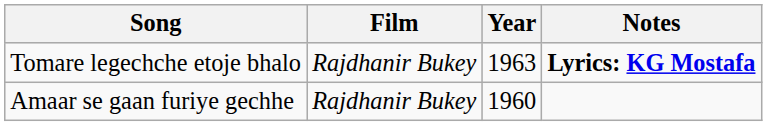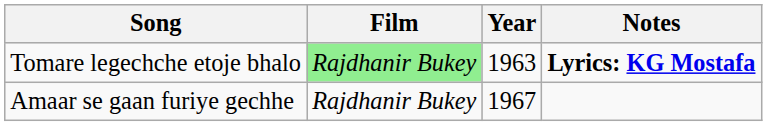(394, 62) no background -> (394, 62) lightgreen background
(512, 100) 1960 -> (512, 100) 1967
